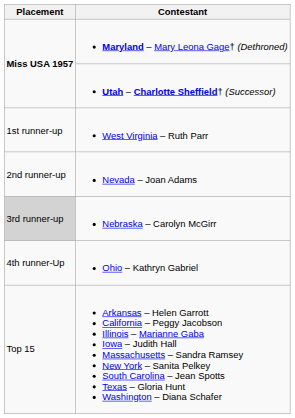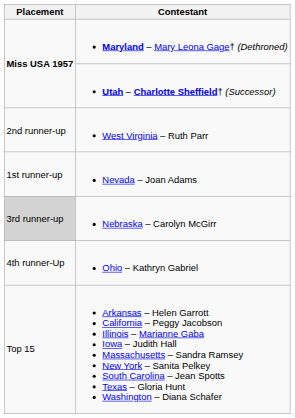(35, 130) 1st runner-up -> (36, 130) 2nd runner-up
(36, 174) 2nd runner-up -> (35, 174) 1st runner-up
